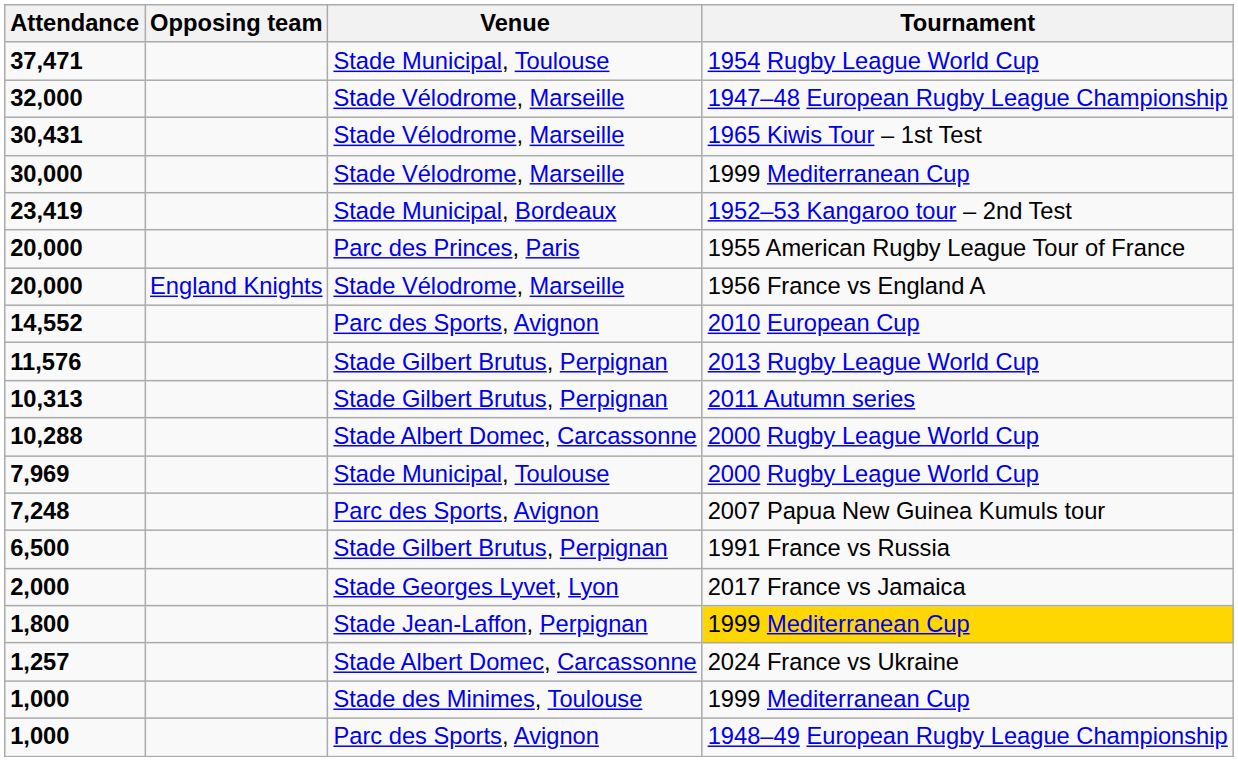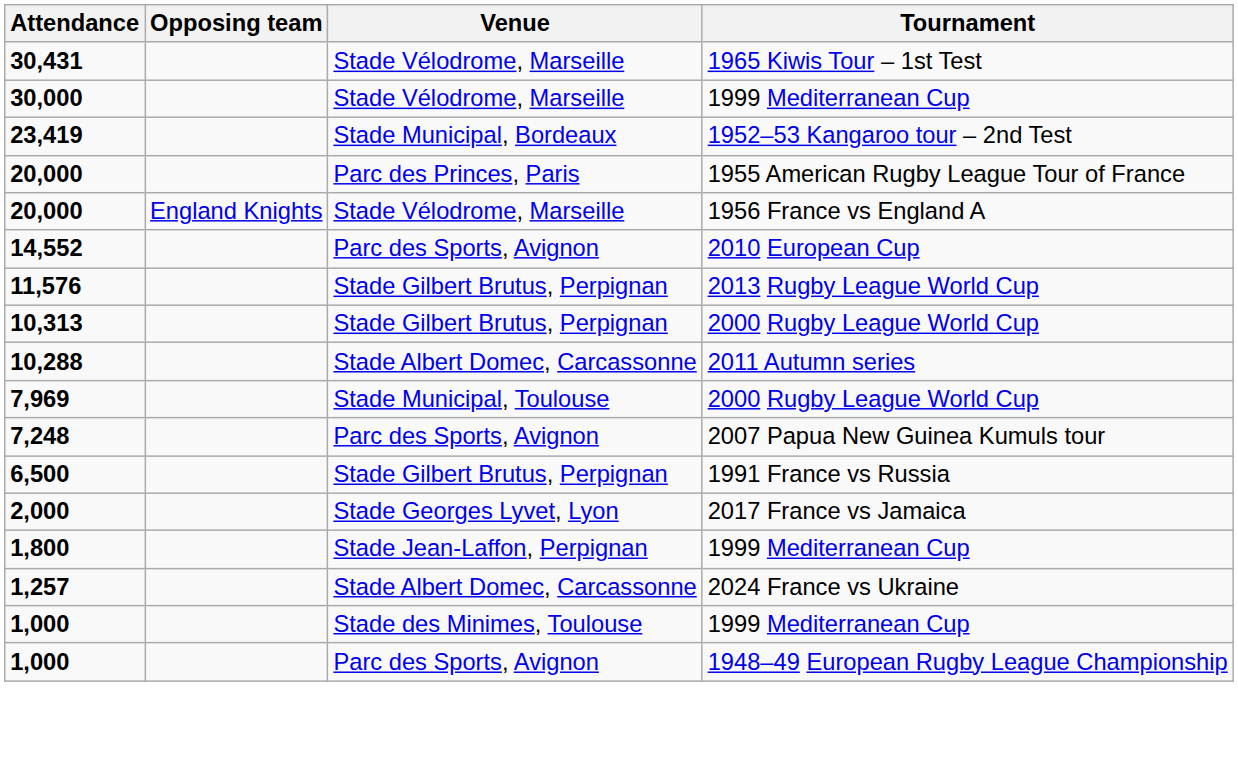- row: (46, 60)
- row: (46, 98)
(811, 398) 2011 Autumn series -> (873, 323) 2000 Rugby League World Cup
(873, 436) 2000 Rugby League World Cup -> (811, 361) 2011 Autumn series
(839, 624) gold background -> (839, 549) no background
